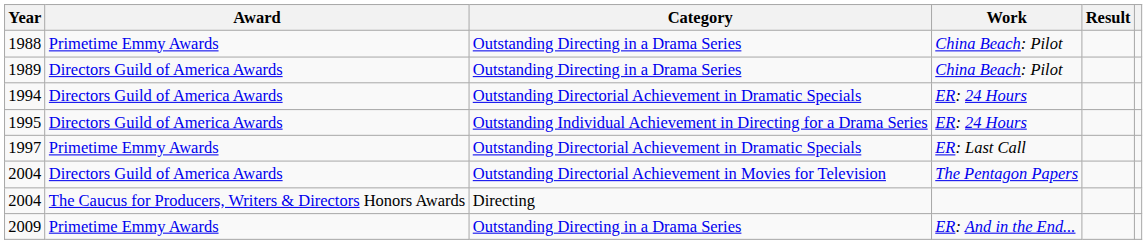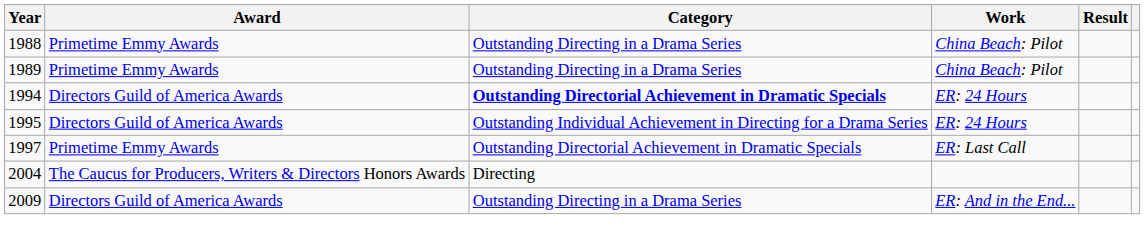(166, 69) Directors Guild of America Awards -> (134, 69) Primetime Emmy Awards
(667, 95) normal -> (679, 95) bold
- row: (25, 174)
(134, 226) Primetime Emmy Awards -> (166, 200) Directors Guild of America Awards
